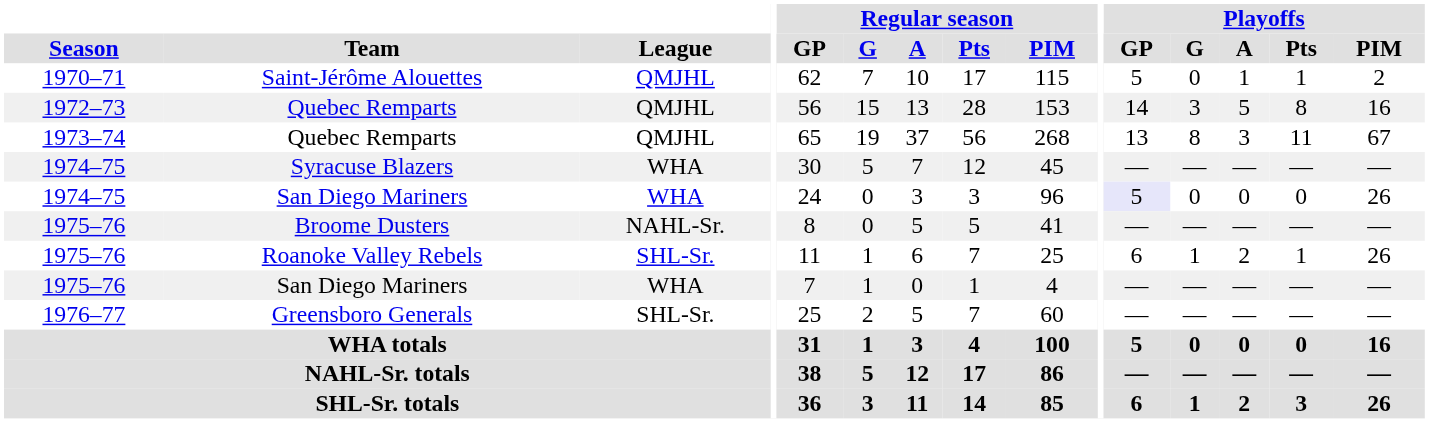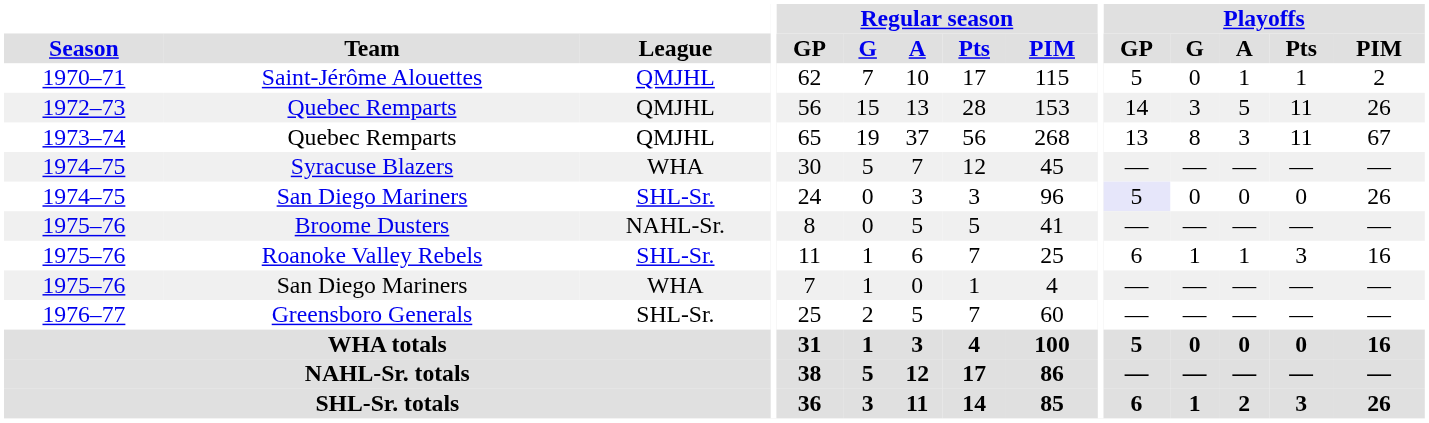(1301, 107) 8 -> (1301, 107) 11
(1379, 107) 16 -> (1379, 107) 26
(675, 196) WHA -> (675, 196) SHL-Sr.
(1244, 255) 2 -> (1244, 255) 1
(1301, 255) 1 -> (1301, 255) 3
(1379, 255) 26 -> (1379, 255) 16
